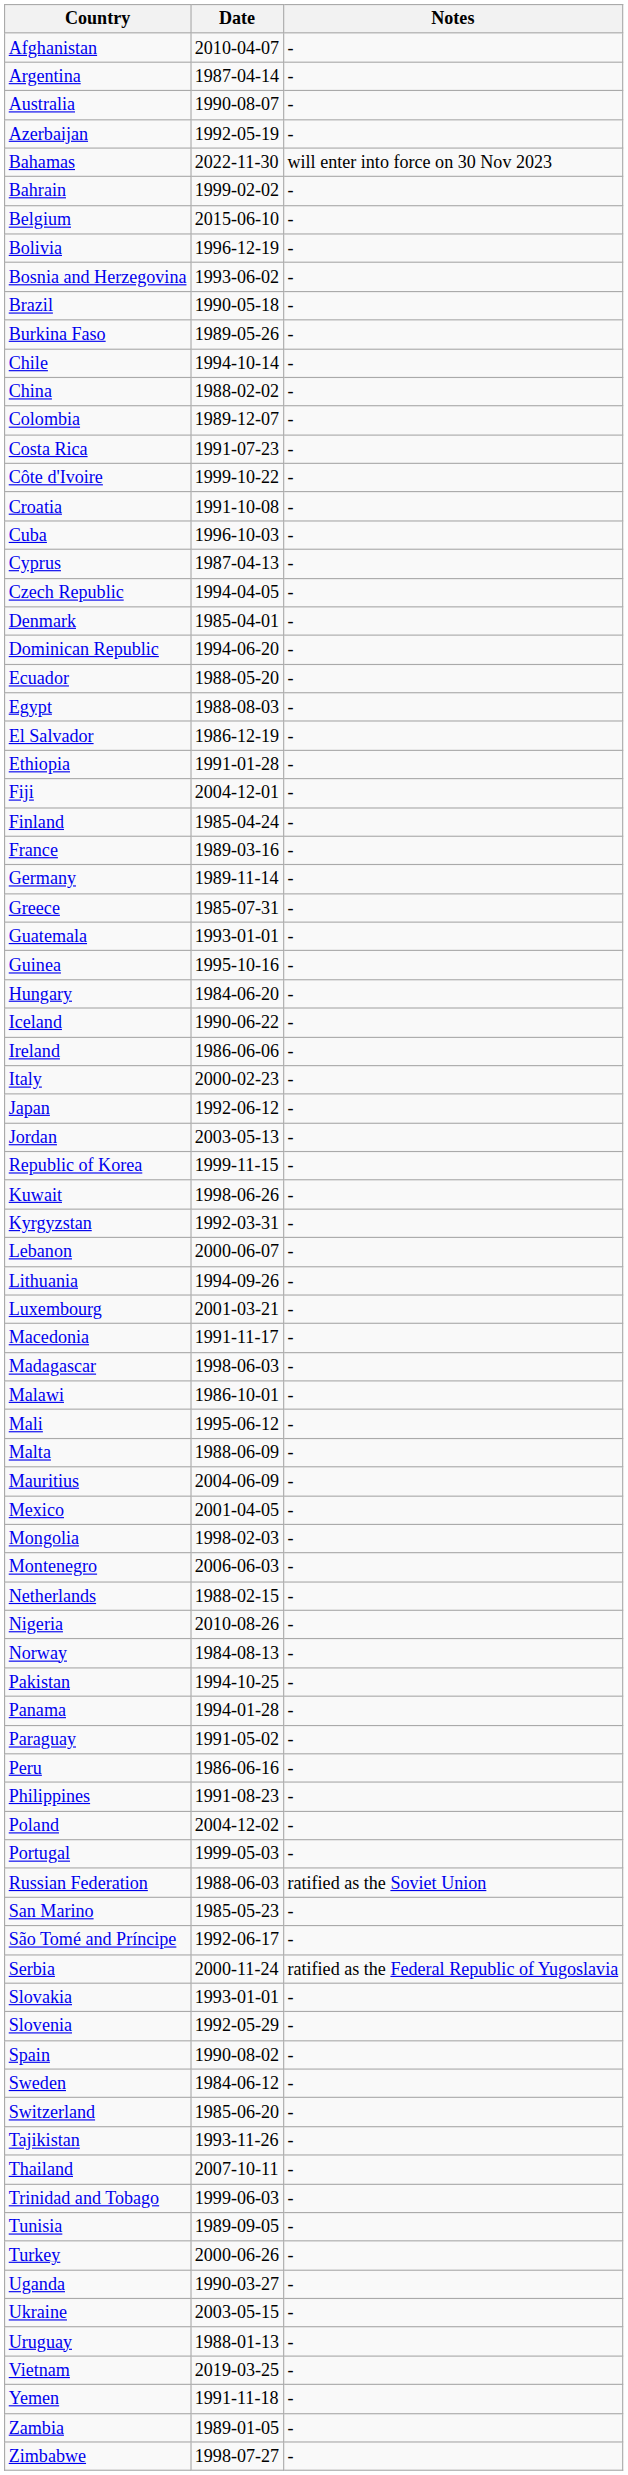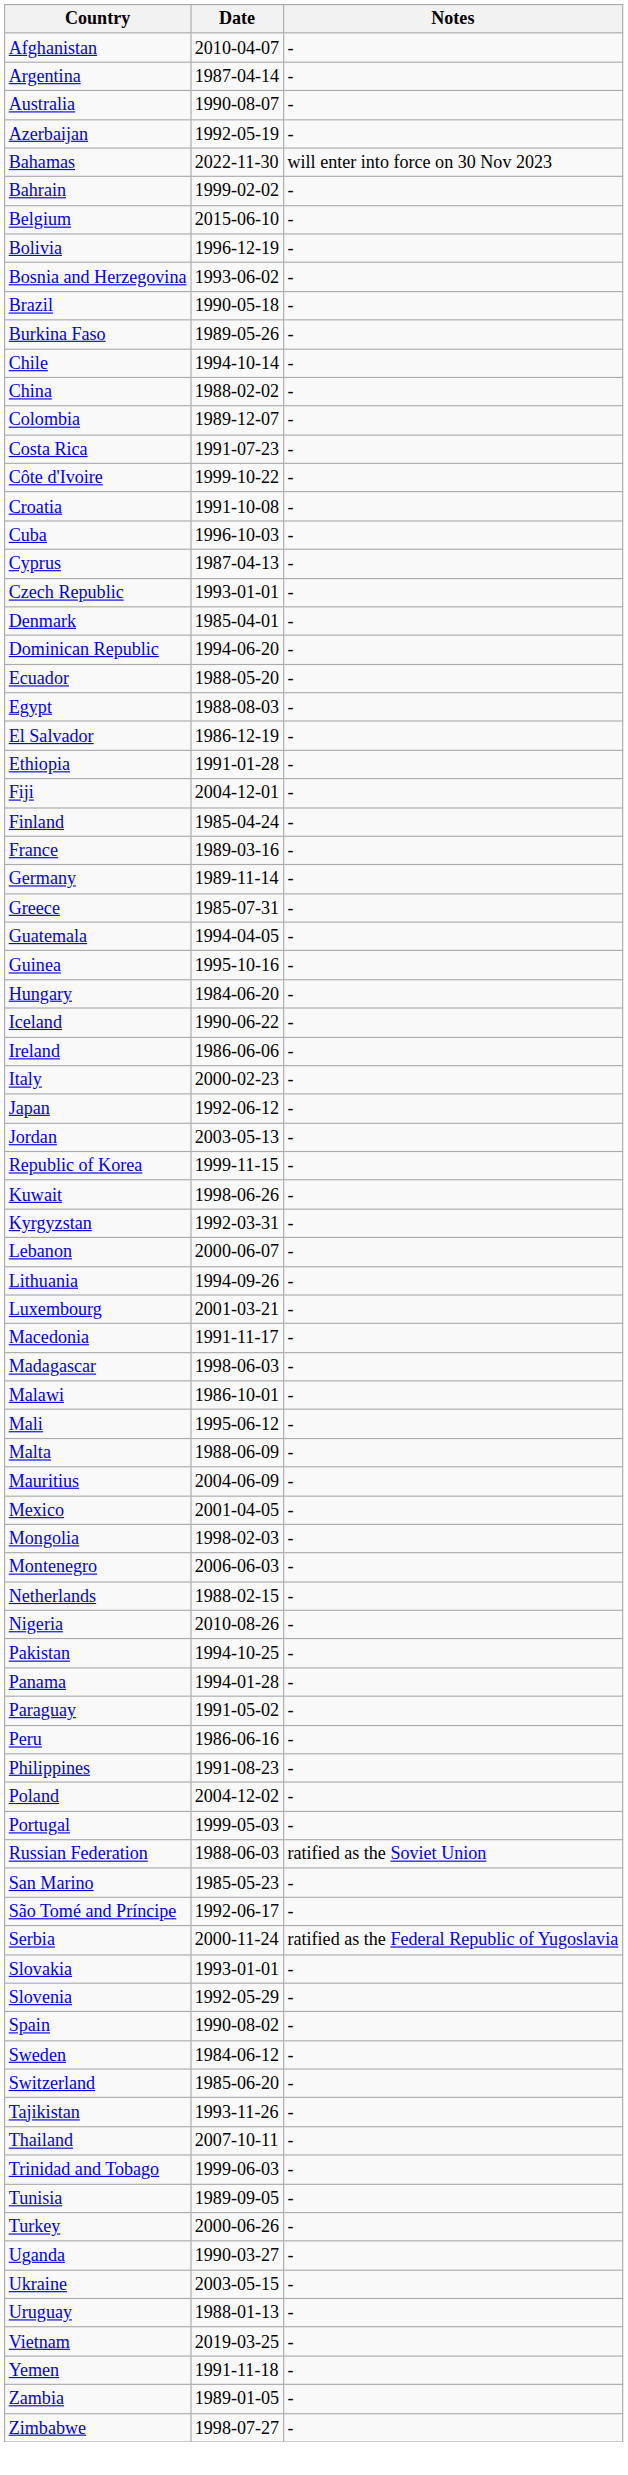(237, 592) 1994-04-05 -> (237, 592) 1993-01-01
(237, 936) 1993-01-01 -> (237, 936) 1994-04-05
- row: (38, 1653)
